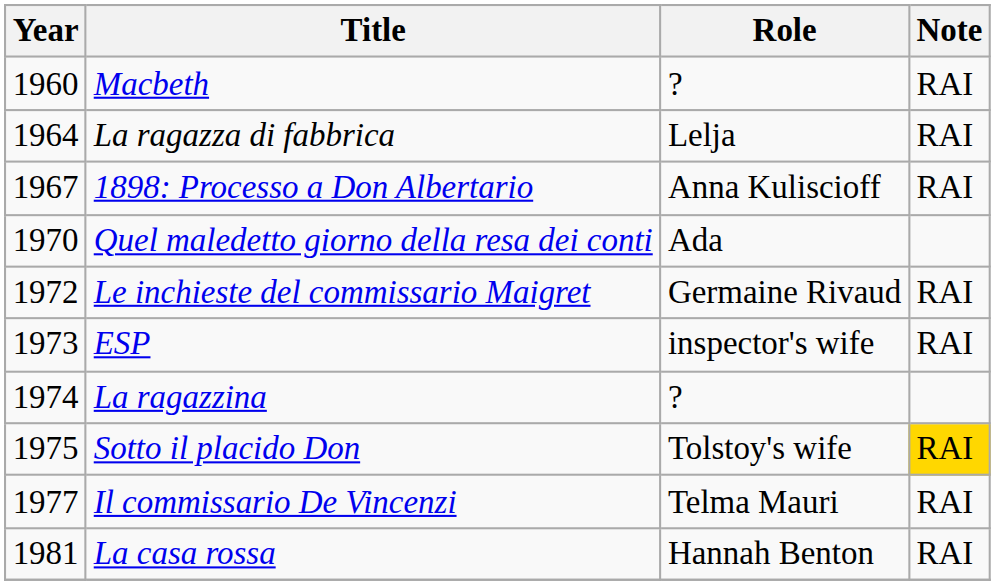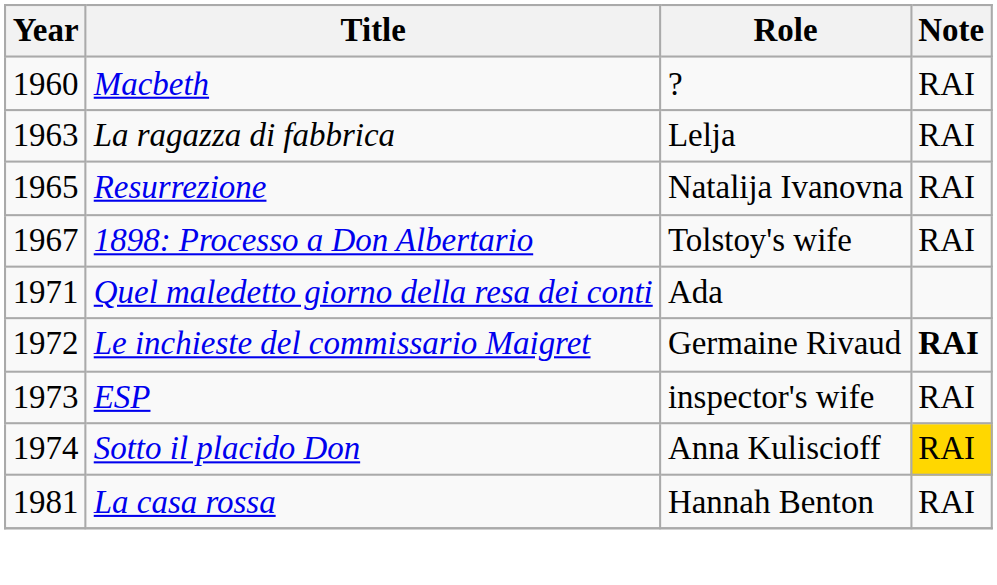(46, 135) 1964 -> (46, 135) 1963
+ row: (180, 187)
(774, 187) Anna Kuliscioff -> (760, 239) Tolstoy's wife
(46, 239) 1970 -> (46, 291) 1971
(945, 291) normal -> (949, 344) bold
- row: (180, 396)
(46, 448) 1975 -> (46, 448) 1974
(760, 448) Tolstoy's wife -> (774, 448) Anna Kuliscioff
- row: (275, 501)
